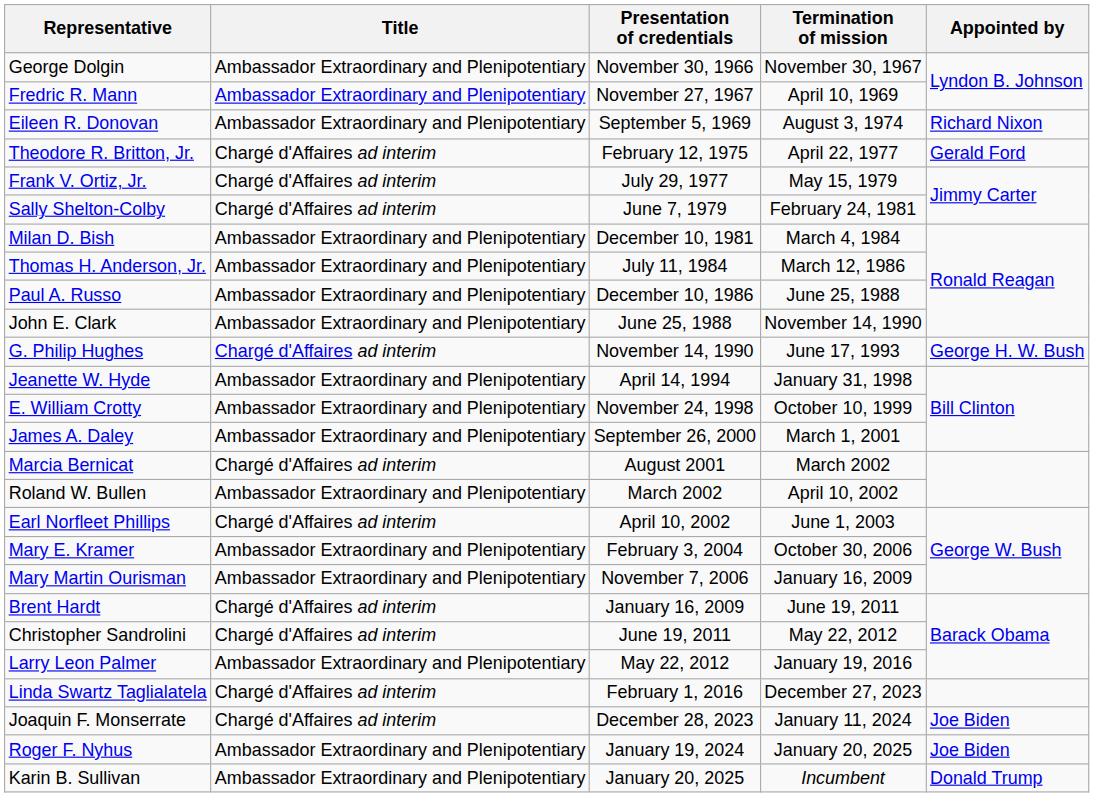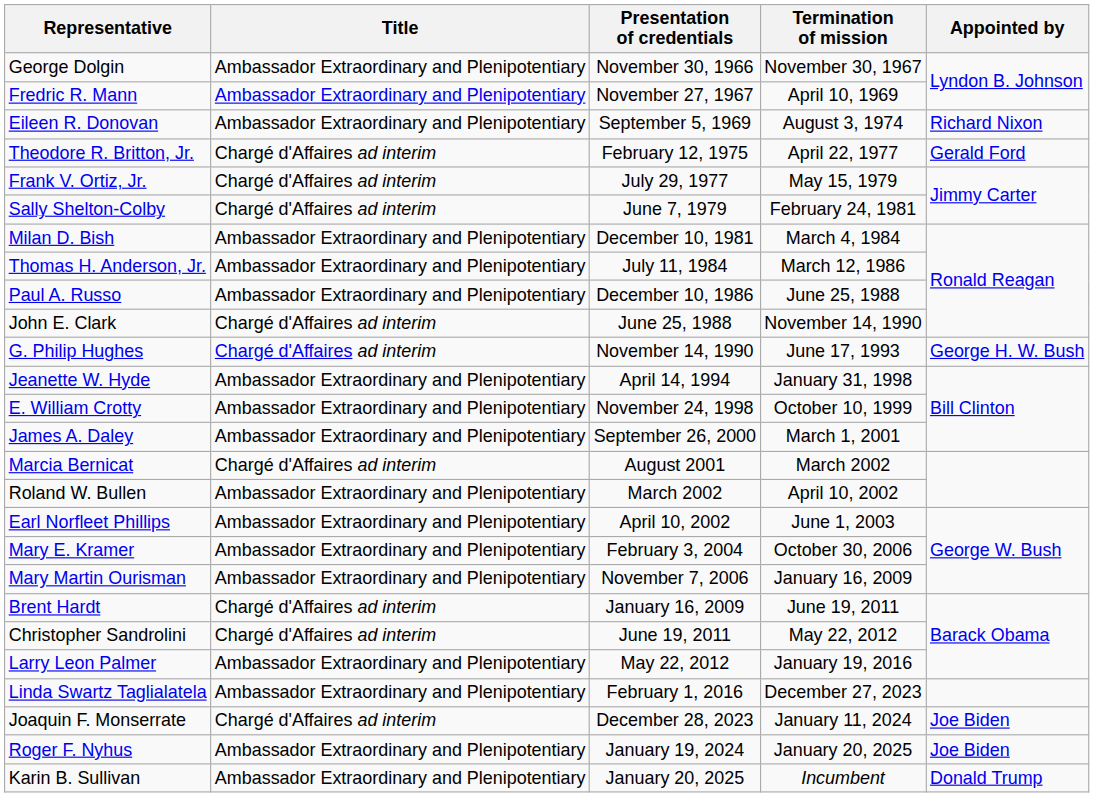(400, 323) Ambassador Extraordinary and Plenipotentiary -> (325, 323) Chargé d'Affaires ad interim
(325, 522) Chargé d'Affaires ad interim -> (400, 522) Ambassador Extraordinary and Plenipotentiary
(325, 692) Chargé d'Affaires ad interim -> (400, 692) Ambassador Extraordinary and Plenipotentiary
